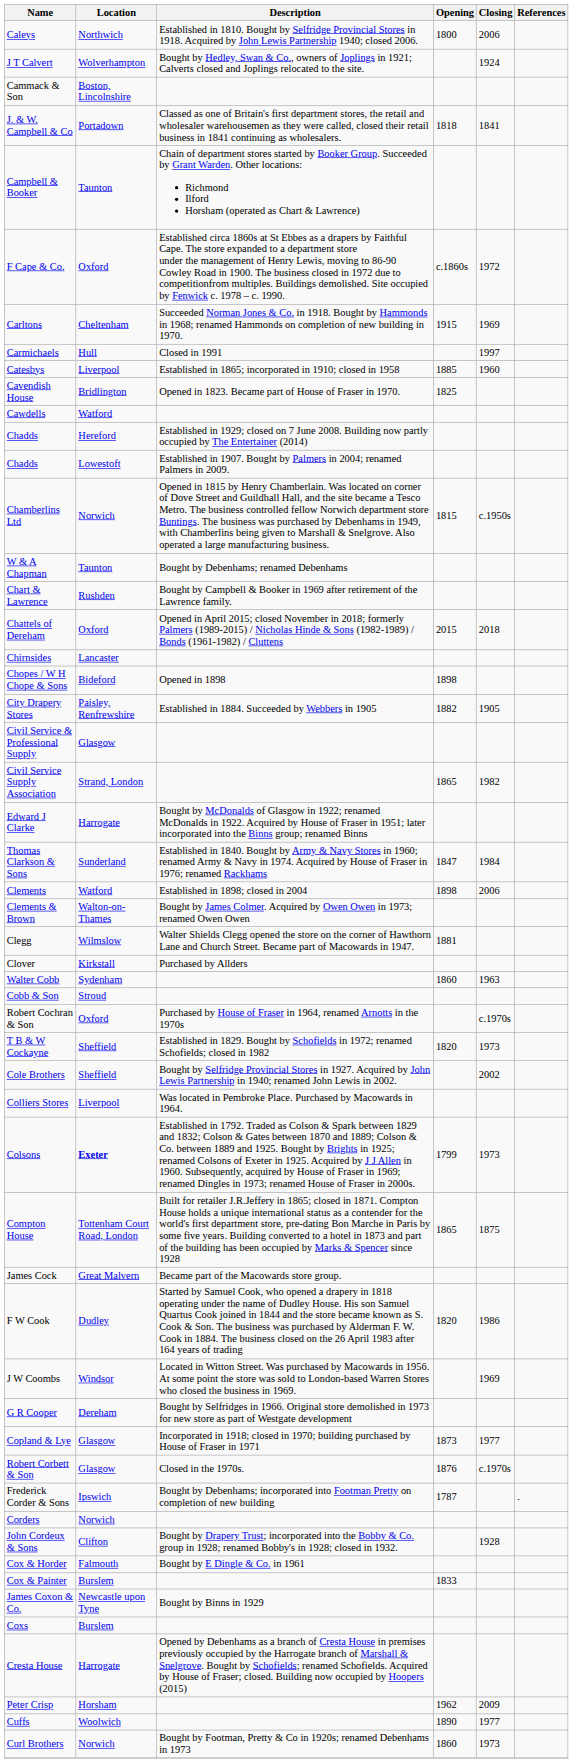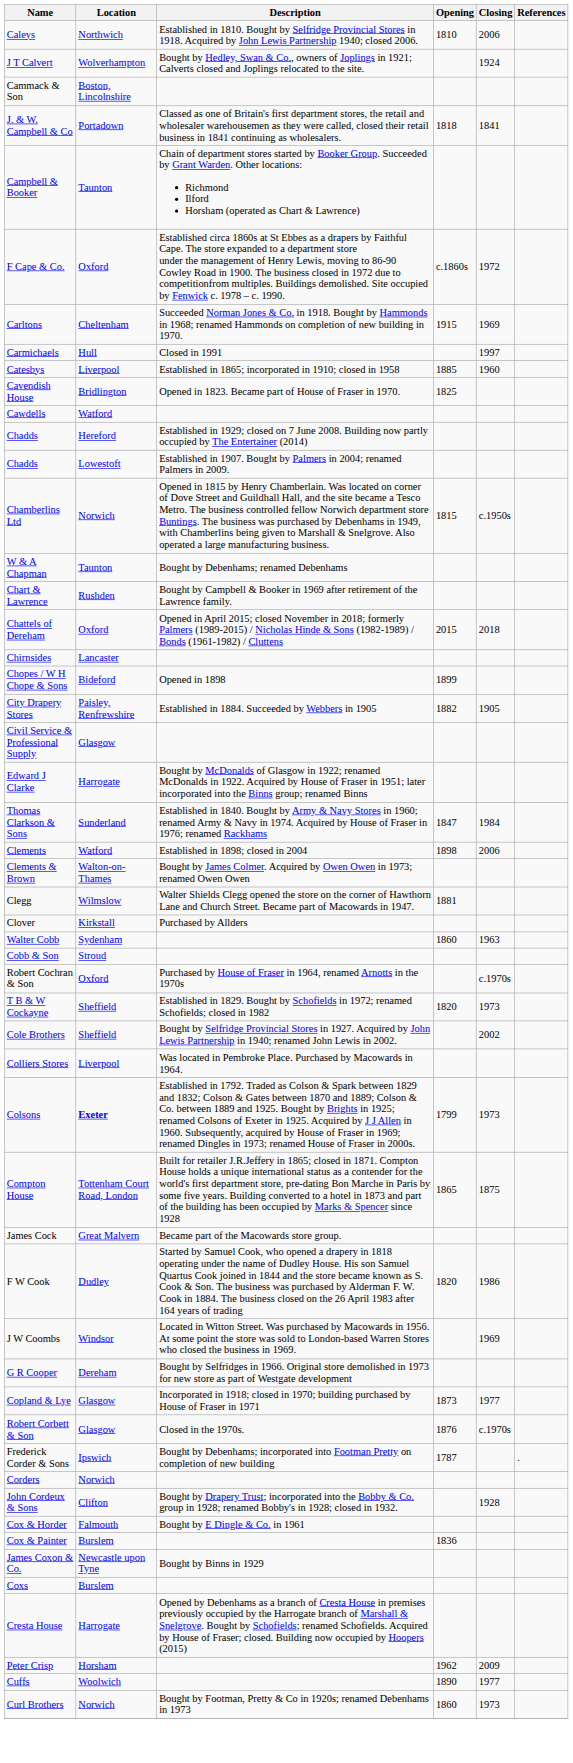(446, 35) 1800 -> (446, 35) 1810
(446, 680) 1898 -> (446, 680) 1899
- row: (34, 782)
(446, 1580) 1833 -> (446, 1541) 1836
